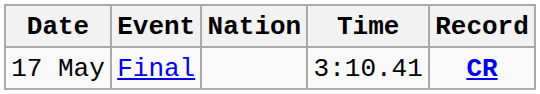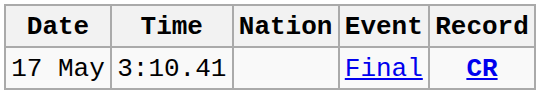columns swapped: (156, 26) <-> (368, 26)
